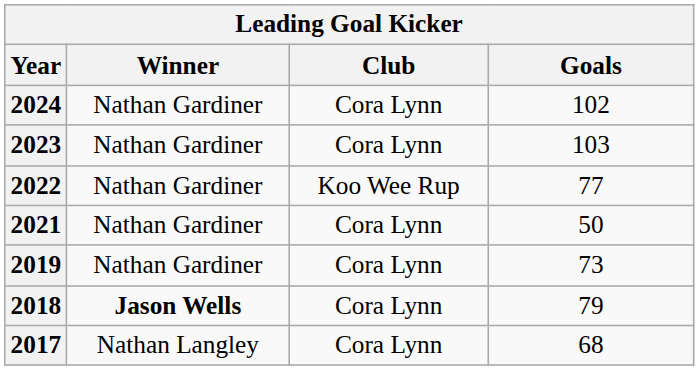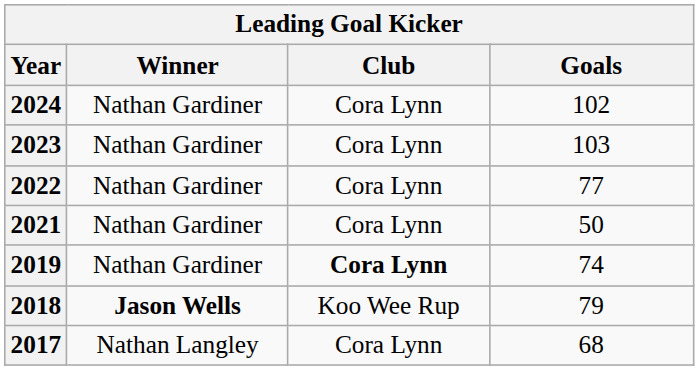(389, 184) Koo Wee Rup -> (389, 184) Cora Lynn
(389, 265) normal -> (389, 265) bold
(591, 265) 73 -> (591, 265) 74
(389, 305) Cora Lynn -> (389, 305) Koo Wee Rup
